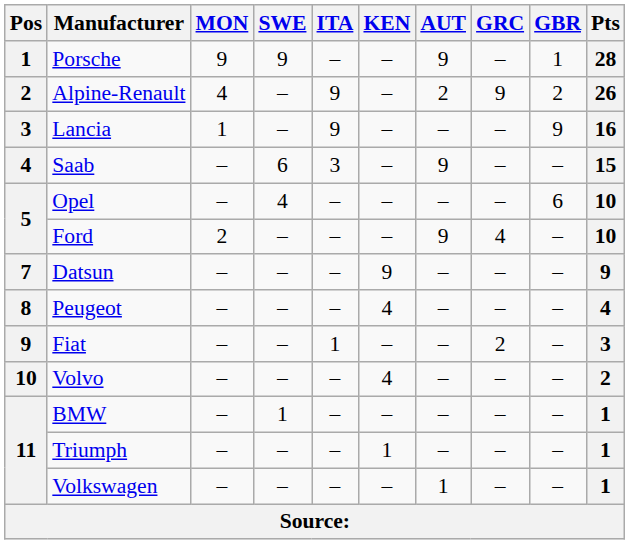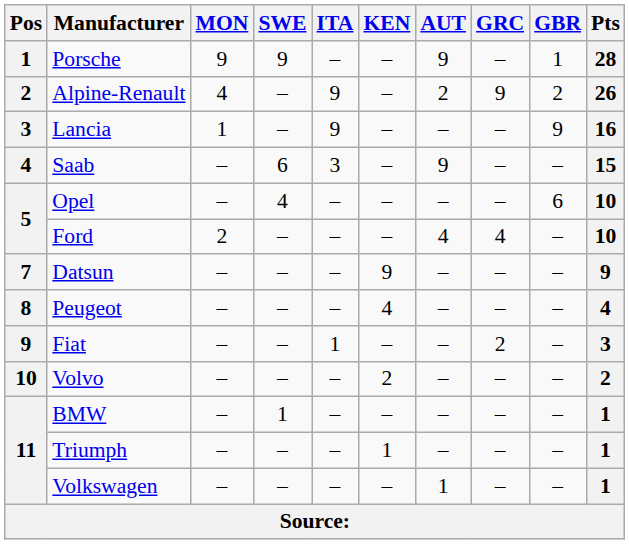(443, 236) 9 -> (443, 236) 4
(387, 378) 4 -> (387, 378) 2
